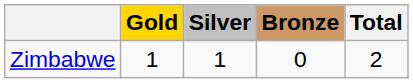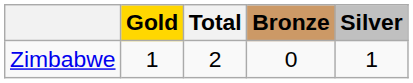columns swapped: (220, 22) <-> (376, 22)
